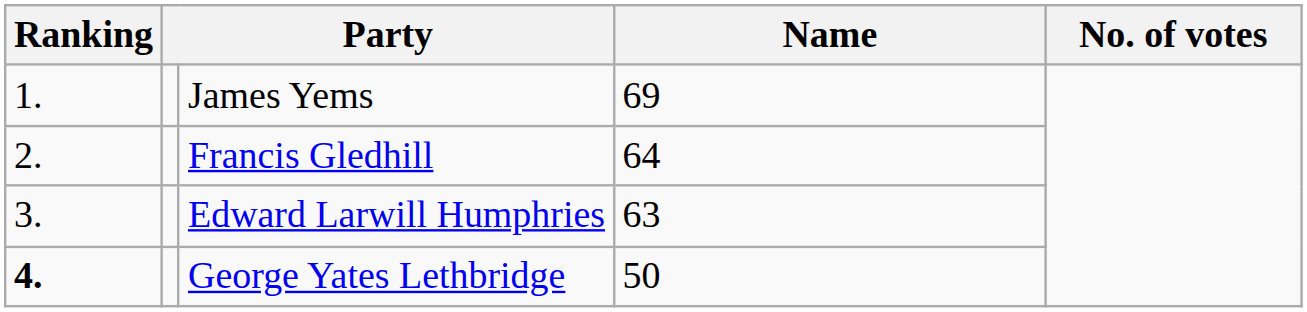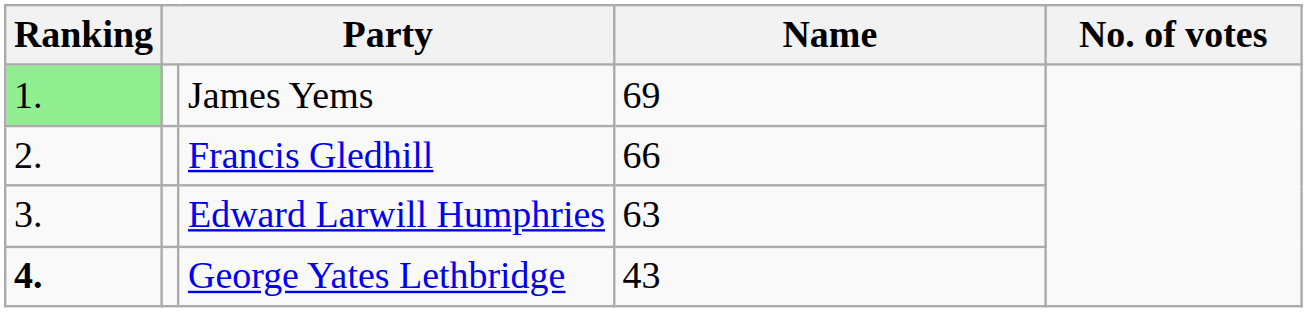(28, 94) no background -> (28, 94) lightgreen background
(641, 154) 64 -> (641, 154) 66
(641, 275) 50 -> (641, 275) 43
